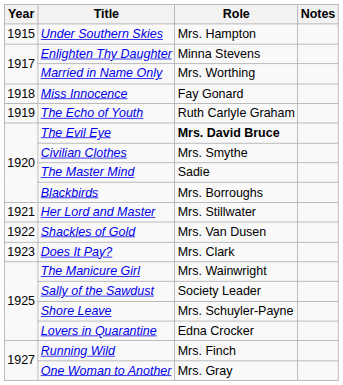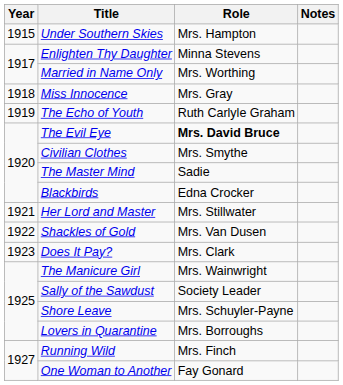(211, 93) Fay Gonard -> (205, 93) Mrs. Gray
(220, 192) Mrs. Borroughs -> (216, 192) Edna Crocker
(216, 331) Edna Crocker -> (220, 331) Mrs. Borroughs
(205, 370) Mrs. Gray -> (211, 370) Fay Gonard
